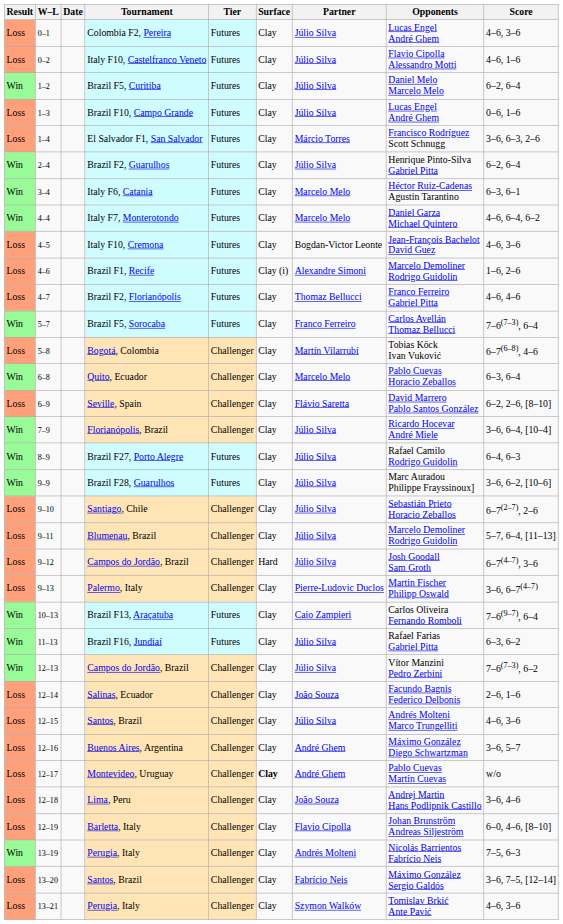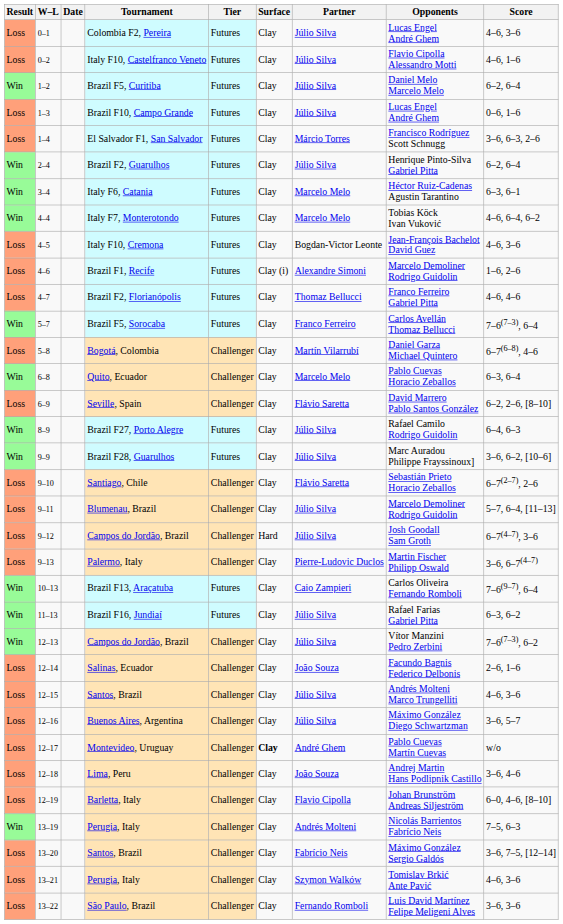(423, 218) Daniel Garza Michael Quintero -> (415, 218) Tobias Köck Ivan Vuković
(415, 350) Tobias Köck Ivan Vuković -> (423, 350) Daniel Garza Michael Quintero
- row: (44, 430)
(315, 509) Júlio Silva -> (322, 483) Flávio Saretta
(320, 747) André Ghem -> (315, 721) Júlio Silva
+ row: (48, 906)
